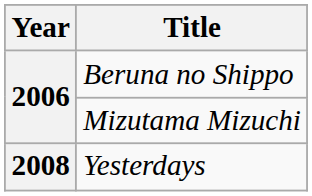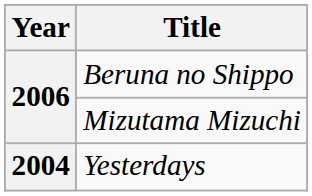(41, 166) 2008 -> (41, 166) 2004
